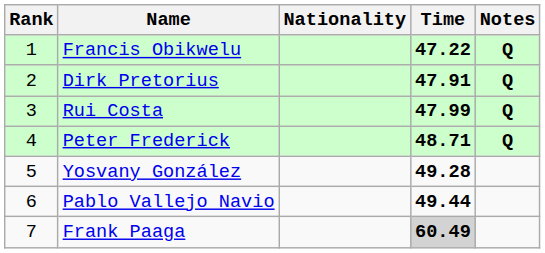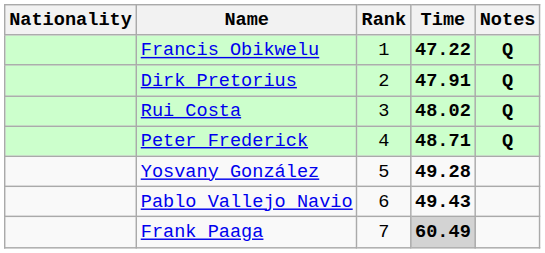columns swapped: (31, 20) <-> (345, 20)
(443, 111) 47.99 -> (443, 111) 48.02
(443, 202) 49.44 -> (443, 202) 49.43
